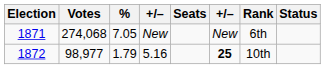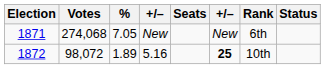(84, 53) 98,977 -> (84, 53) 98,072
(125, 53) 1.79 -> (125, 53) 1.89
